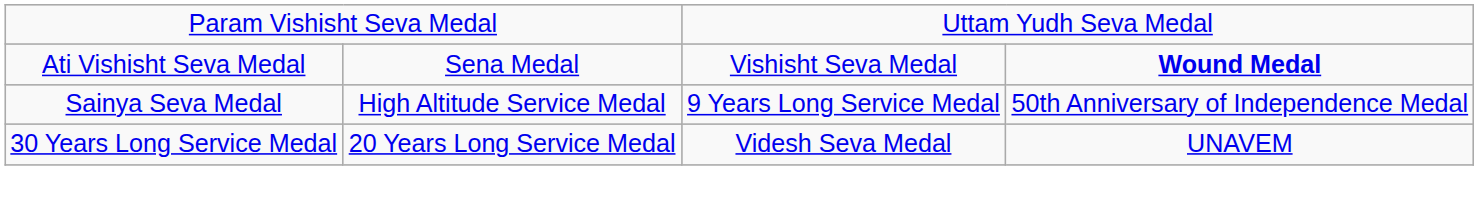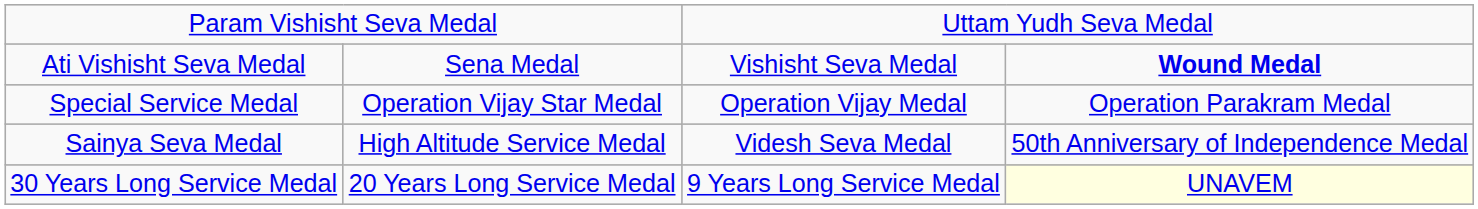+ row: (174, 104)
(843, 104) 9 Years Long Service Medal -> (843, 143) Videsh Seva Medal
(843, 143) Videsh Seva Medal -> (843, 183) 9 Years Long Service Medal
(1240, 143) no background -> (1240, 183) lightyellow background
